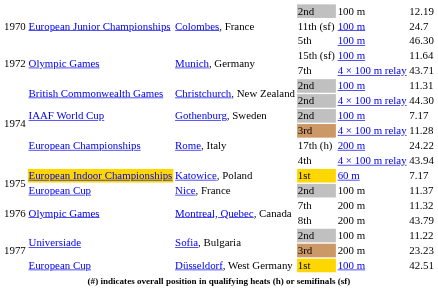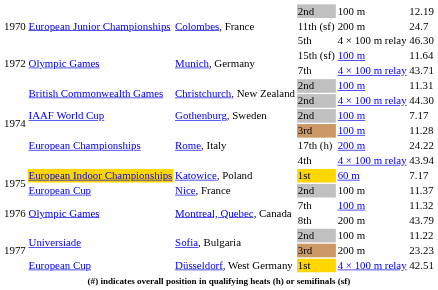(351, 26) 100 m -> (351, 26) 200 m
(351, 41) 100 m -> (372, 41) 4 × 100 m relay
(372, 131) 4 × 100 m relay -> (351, 131) 100 m
(351, 205) 200 m -> (351, 205) 100 m
(351, 265) 100 m -> (372, 265) 4 × 100 m relay
